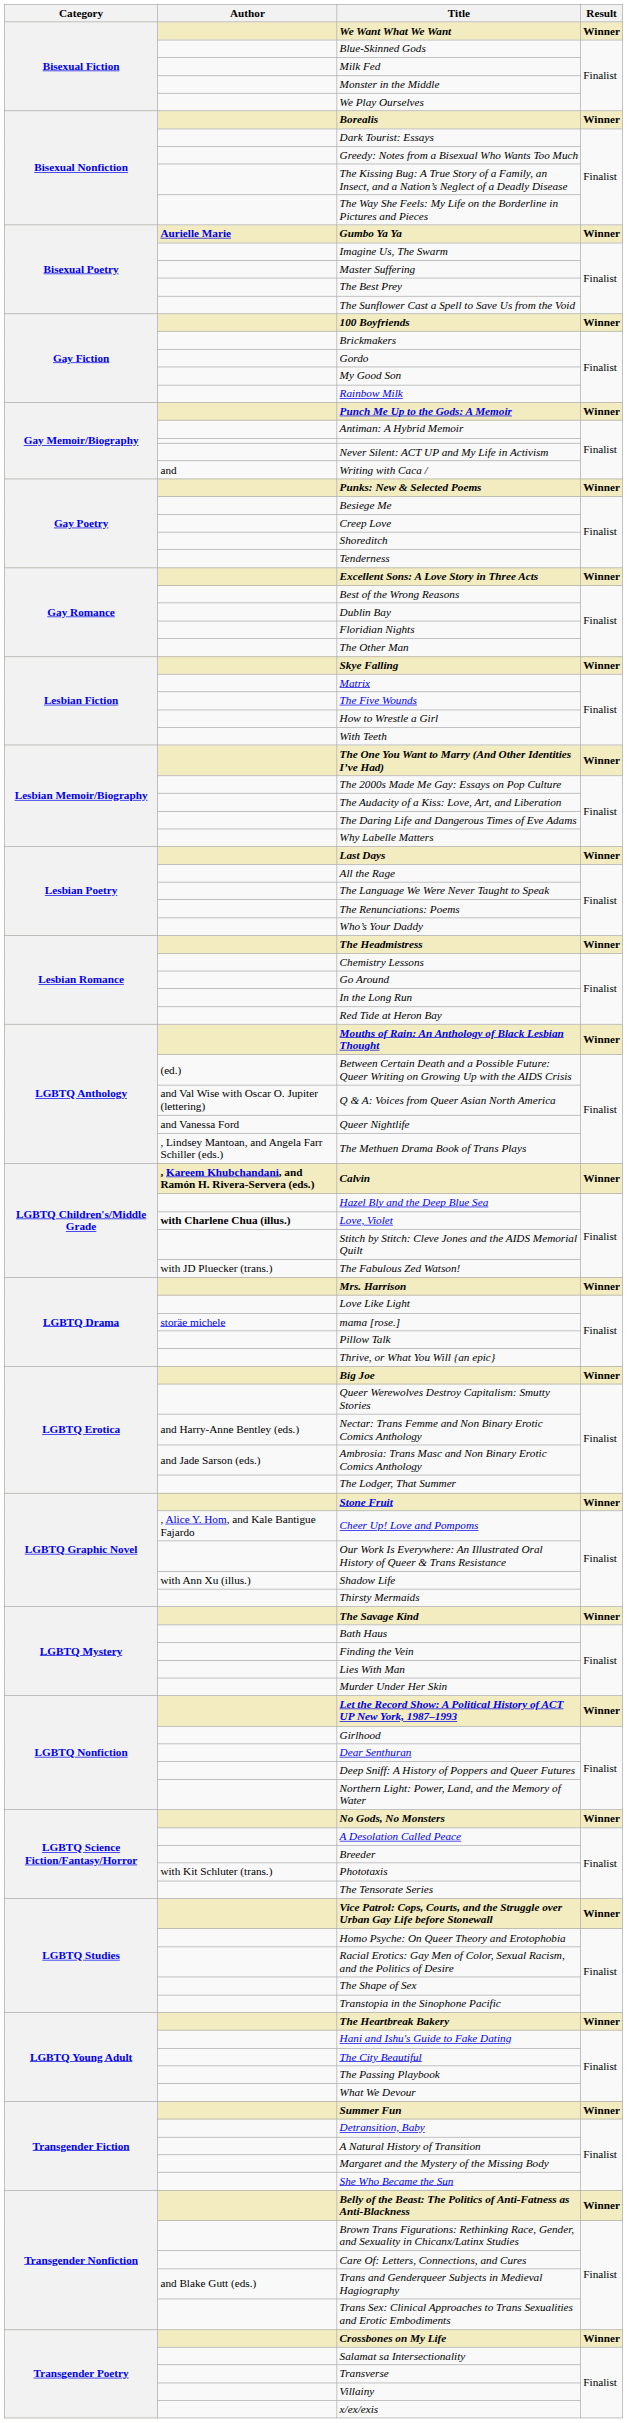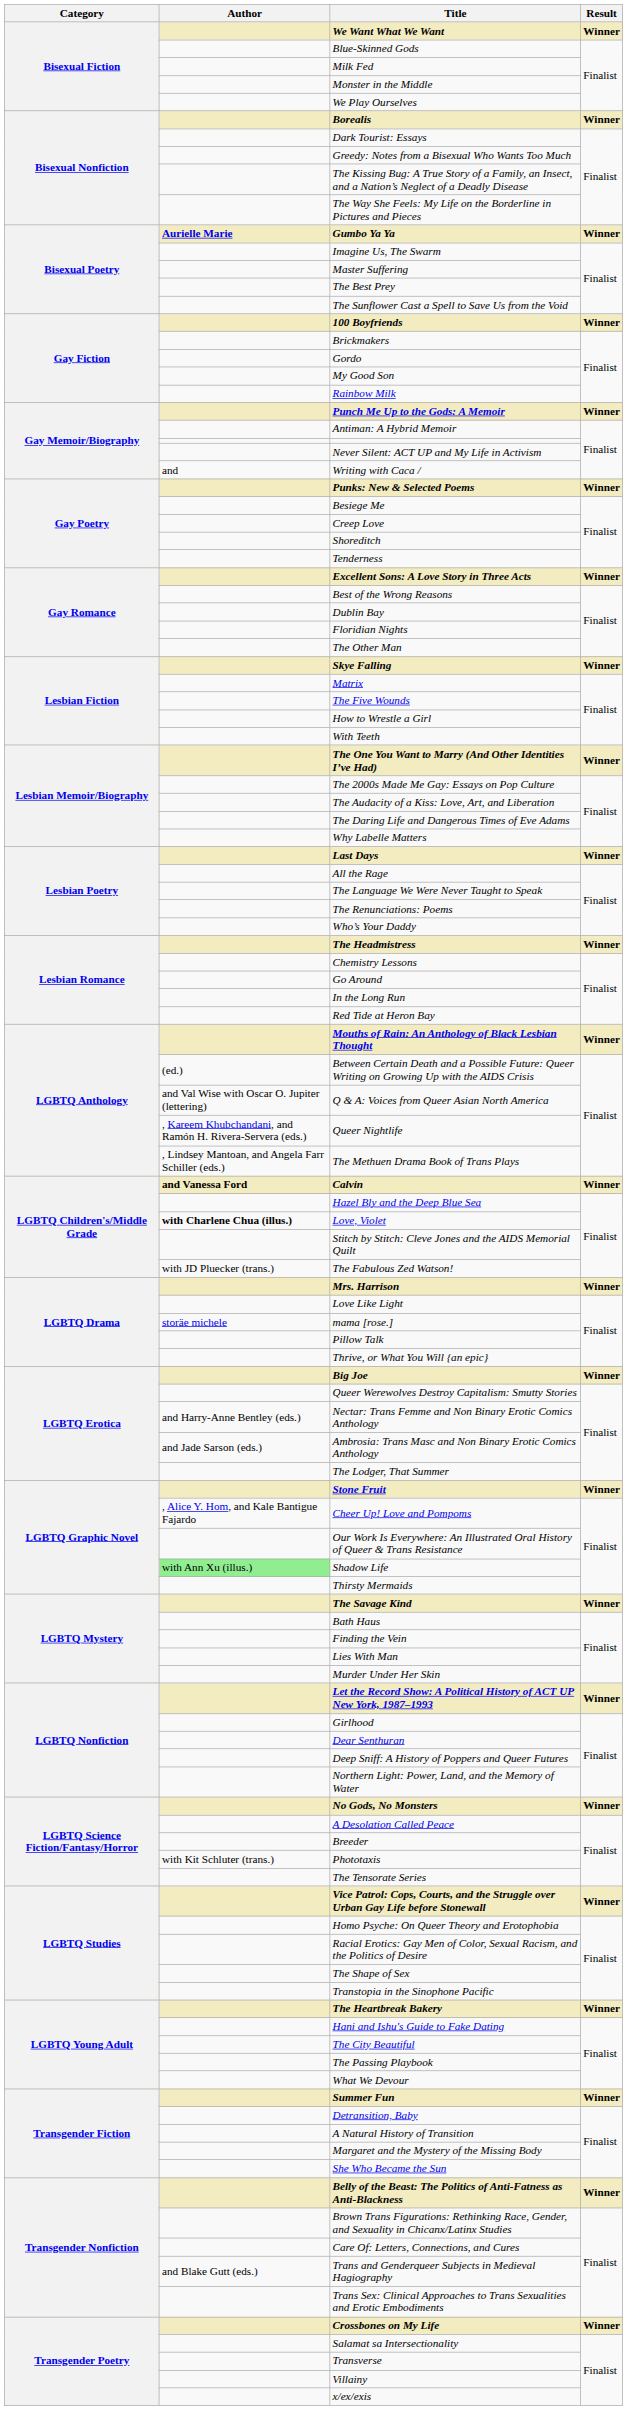(200, 1124) and Vanessa Ford -> (234, 1130) , Kareem Khubchandani, and Ramón H. Rivera-Servera (eds.)
(237, 1178) , Kareem Khubchandani, and Ramón H. Rivera-Servera (eds.) -> (205, 1185) and Vanessa Ford
(206, 1580) no background -> (207, 1567) lightgreen background
